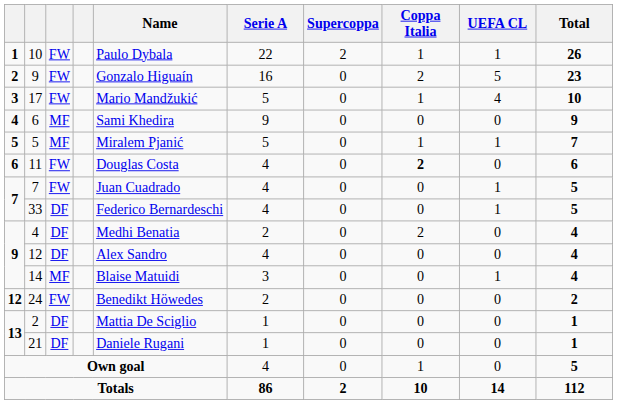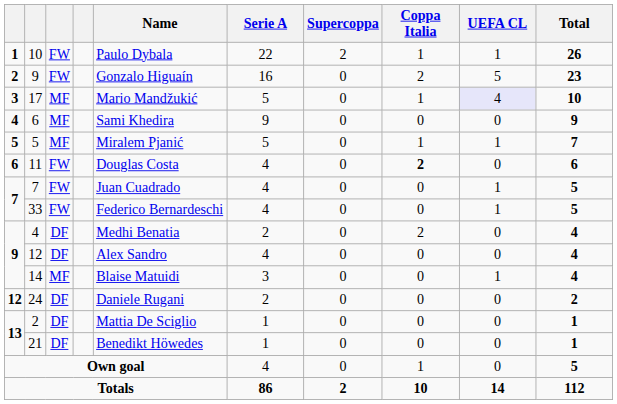(59, 98) FW -> (59, 98) MF
(497, 98) no background -> (497, 98) lavender background
(59, 210) DF -> (59, 210) FW
(59, 299) FW -> (59, 299) DF
(150, 299) Benedikt Höwedes -> (140, 299) Daniele Rugani
(140, 344) Daniele Rugani -> (150, 344) Benedikt Höwedes
